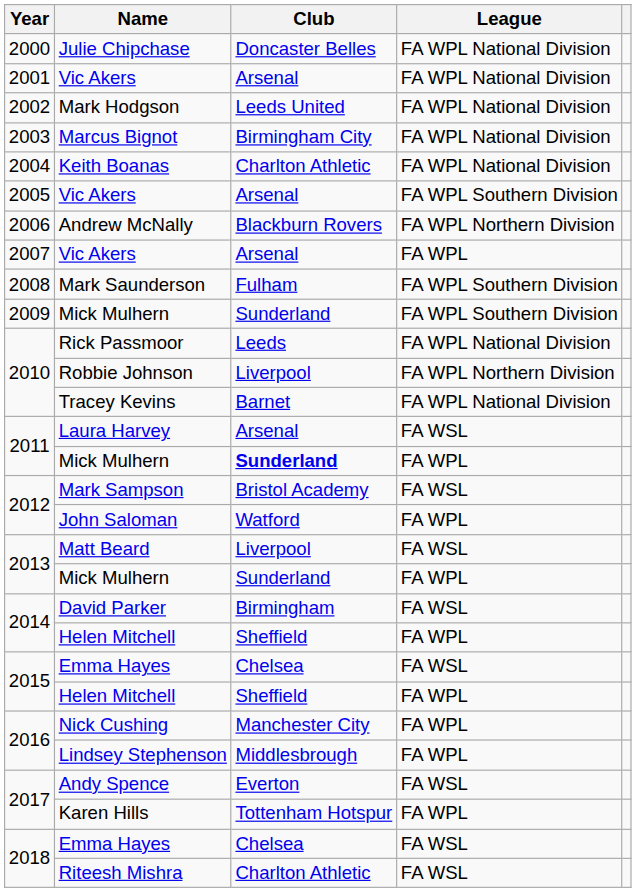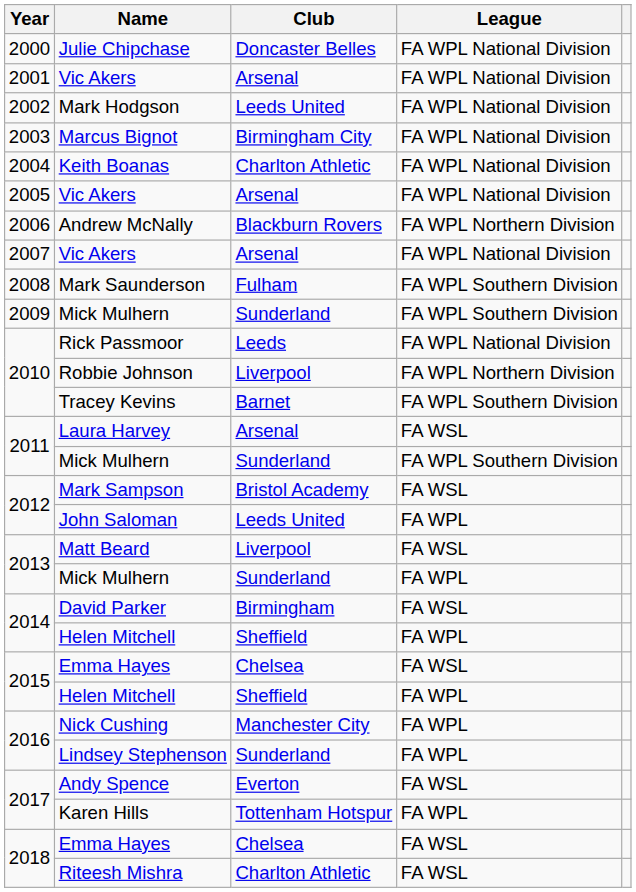(509, 195) FA WPL Southern Division -> (506, 195) FA WPL National Division
(434, 254) FA WPL -> (506, 254) FA WPL National Division
(506, 401) FA WPL National Division -> (509, 401) FA WPL Southern Division
(287, 460) bold -> (283, 460) normal
(434, 460) FA WPL -> (509, 460) FA WPL Southern Division
(268, 519) Watford -> (290, 519) Leeds United
(296, 755) Middlesbrough -> (283, 755) Sunderland
